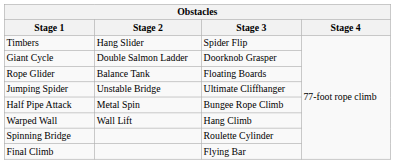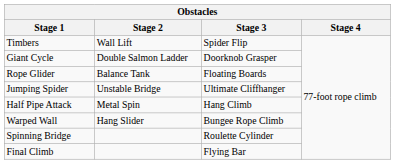(120, 43) Hang Slider -> (114, 43) Wall Lift
(243, 105) Bungee Rope Climb -> (228, 105) Hang Climb
(114, 120) Wall Lift -> (120, 120) Hang Slider
(228, 120) Hang Climb -> (243, 120) Bungee Rope Climb
